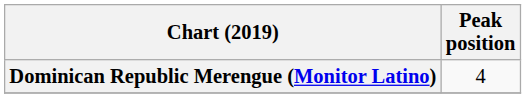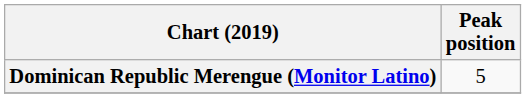(481, 76) 4 -> (481, 76) 5
